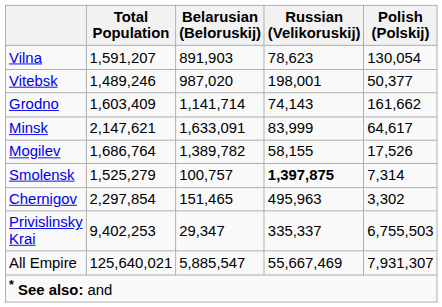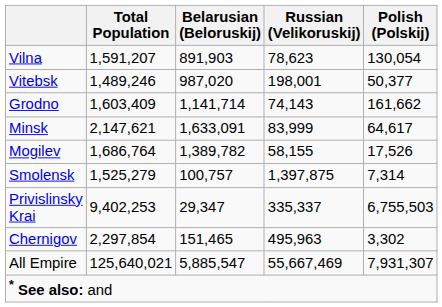(301, 175) bold -> (301, 175) normal
rows swapped: (43, 199) <-> (46, 231)
